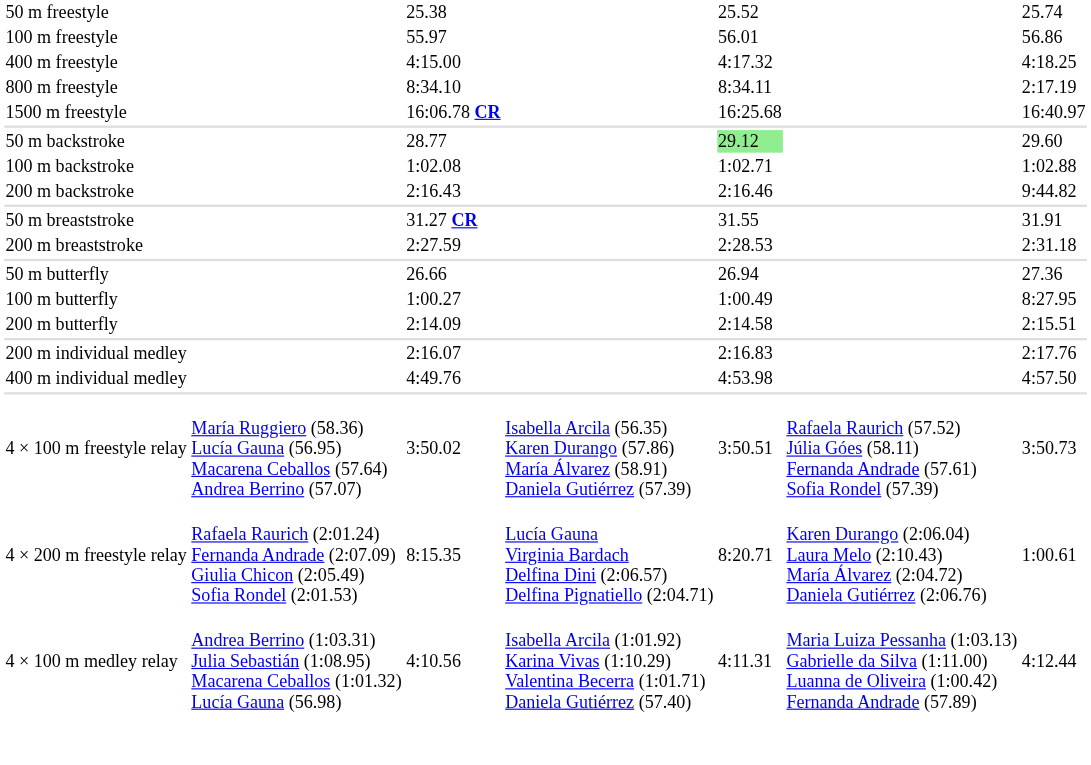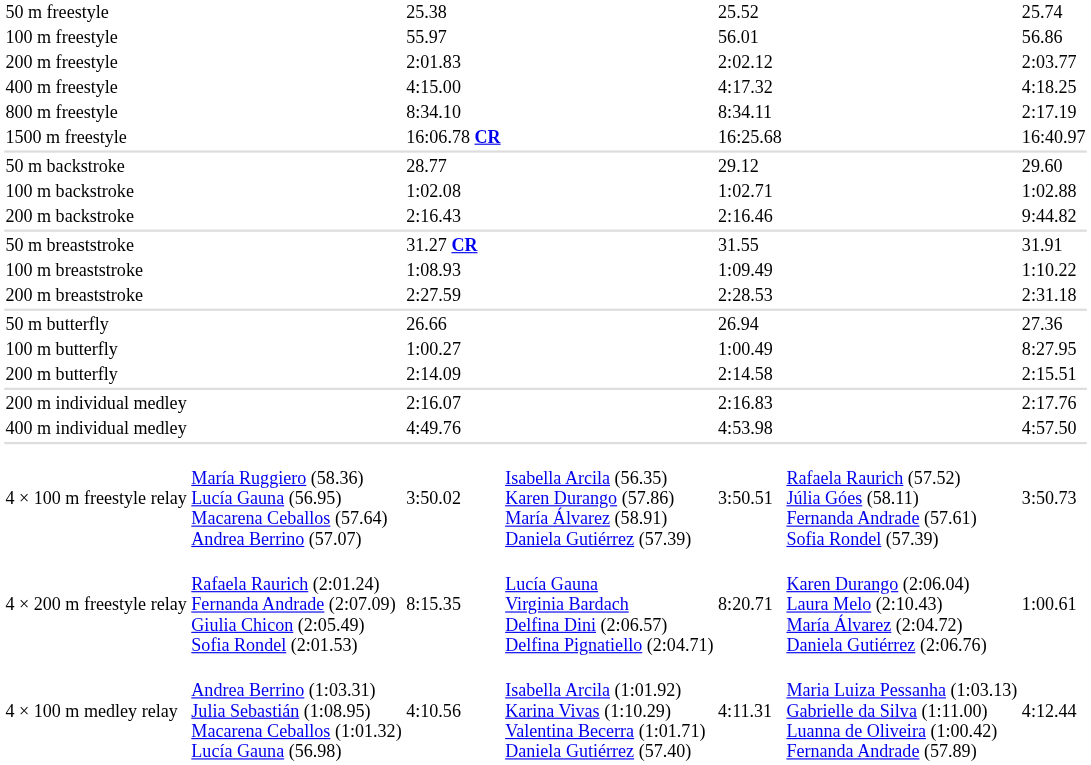+ row: (62, 62)
(738, 141) lightgreen background -> (738, 166) no background
+ row: (74, 270)
